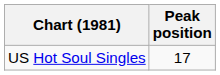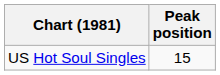(182, 57) 17 -> (182, 57) 15
